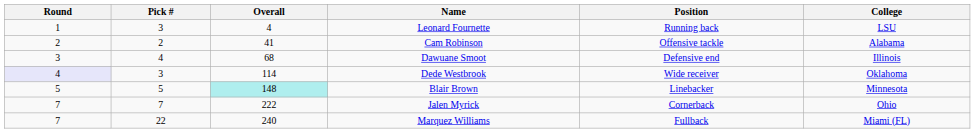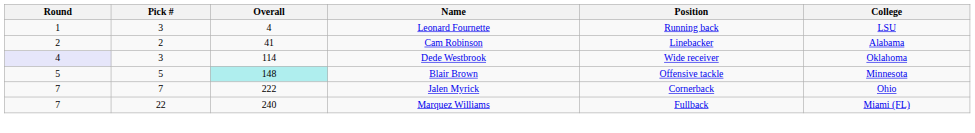(691, 43) Offensive tackle -> (691, 43) Linebacker
- row: (454, 58)
(691, 89) Linebacker -> (691, 74) Offensive tackle
